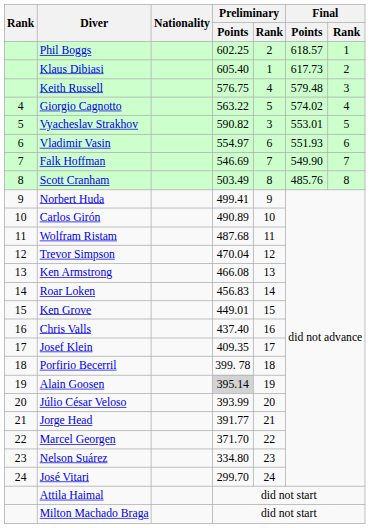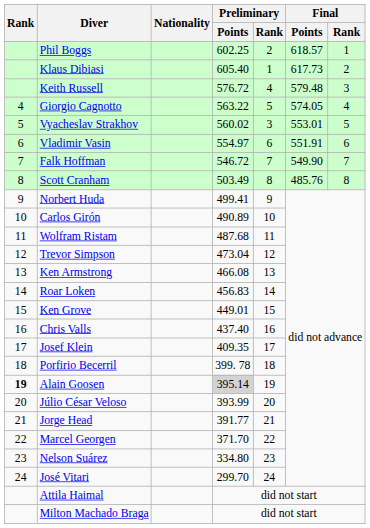(233, 87) 576.75 -> (233, 87) 576.72
(307, 106) 574.02 -> (307, 106) 574.05
(233, 124) 590.82 -> (233, 124) 560.02
(307, 143) 551.93 -> (307, 143) 551.91
(233, 161) 546.69 -> (233, 161) 546.72
(233, 254) 470.04 -> (233, 254) 473.04
(21, 384) normal -> (21, 384) bold
